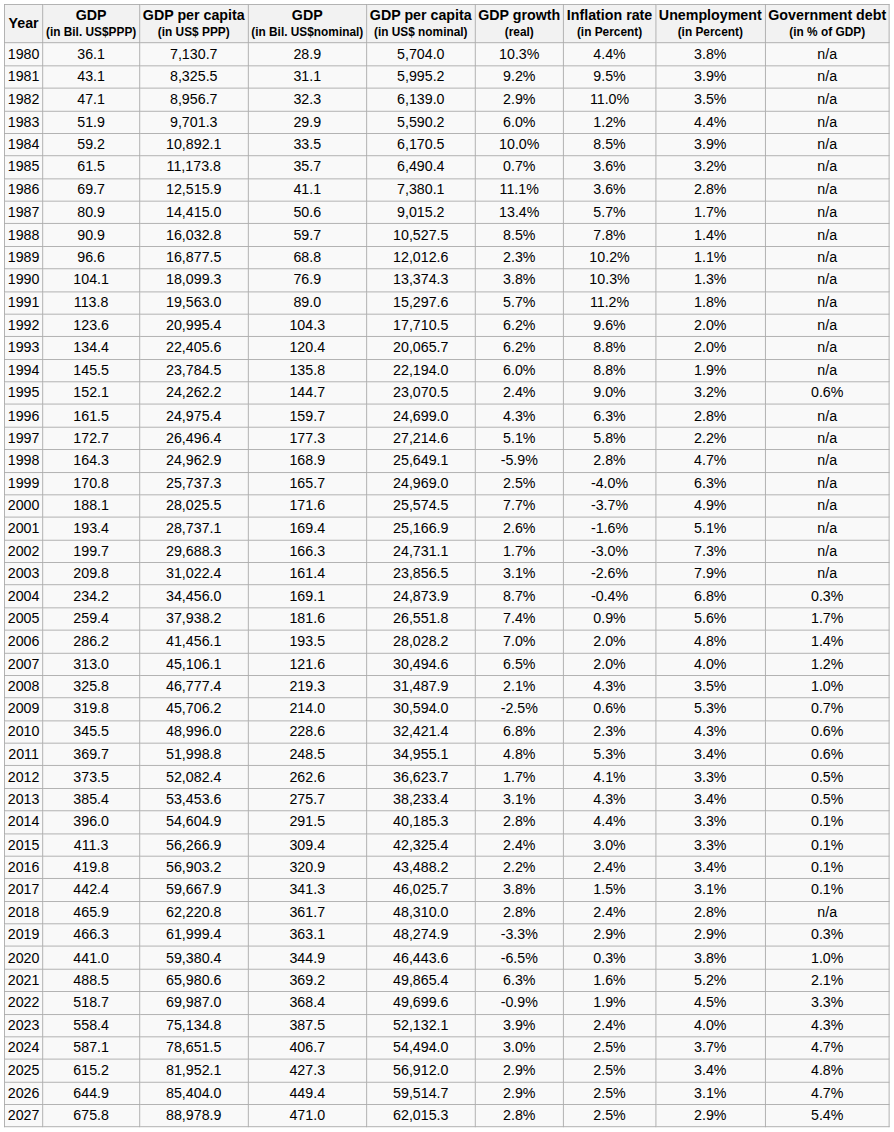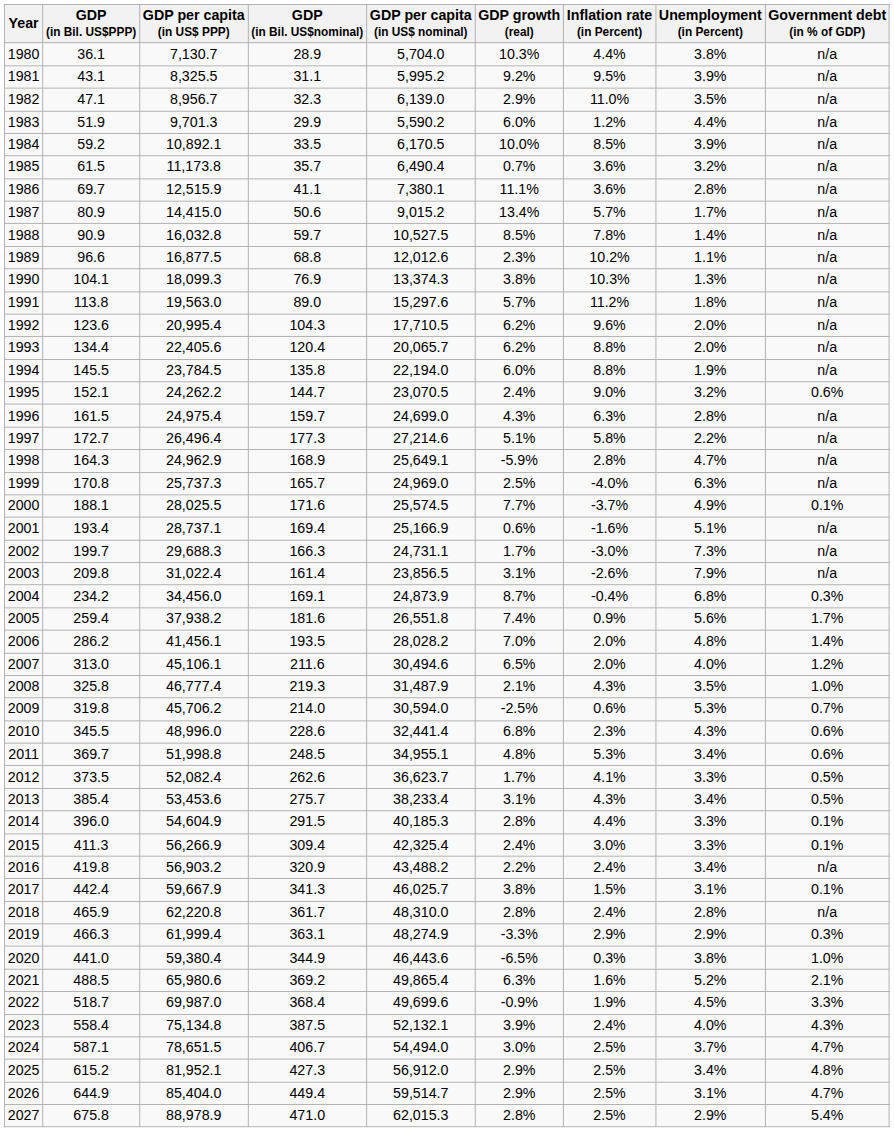(827, 506) n/a -> (827, 506) 0.1%
(519, 528) 2.6% -> (519, 528) 0.6%
(307, 664) 121.6 -> (307, 664) 211.6
(421, 731) 32,421.4 -> (421, 731) 32,441.4
(827, 867) 0.1% -> (827, 867) n/a
